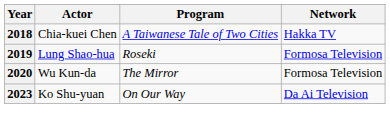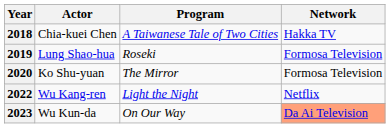(67, 73) Wu Kun-da -> (71, 73) Ko Shu-yuan
+ row: (20, 93)
(71, 93) Ko Shu-yuan -> (67, 113) Wu Kun-da
(326, 93) no background -> (326, 113) lightsalmon background
